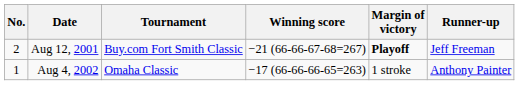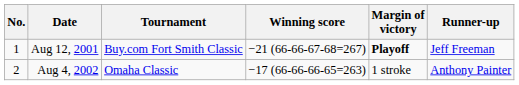(16, 49) 2 -> (16, 49) 1
(16, 70) 1 -> (16, 70) 2
